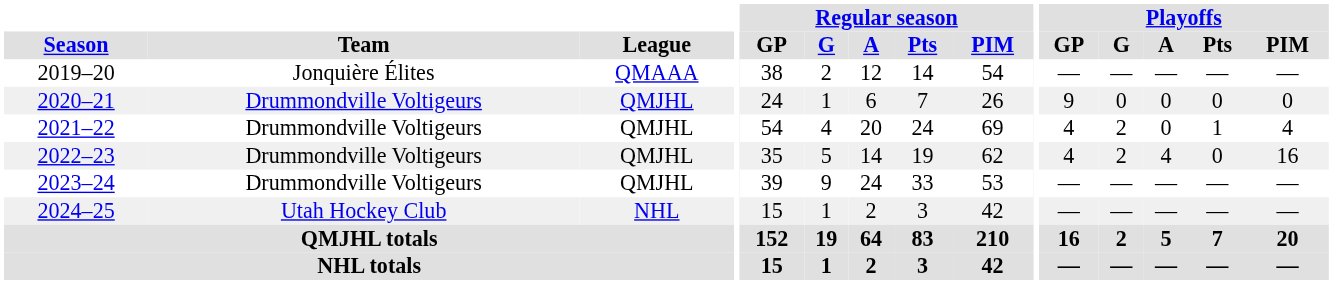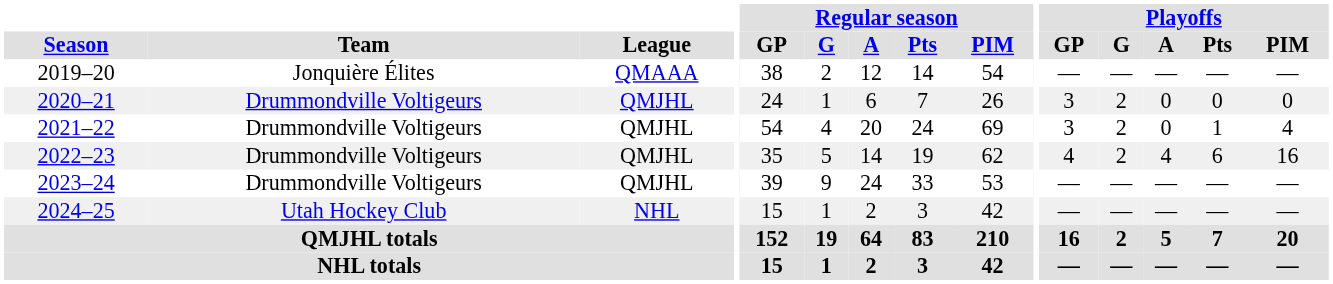(1069, 100) 9 -> (1069, 100) 3
(1121, 100) 0 -> (1121, 100) 2
(1069, 128) 4 -> (1069, 128) 3
(1217, 155) 0 -> (1217, 155) 6
